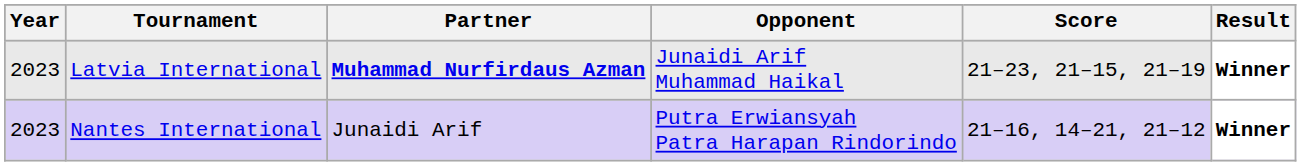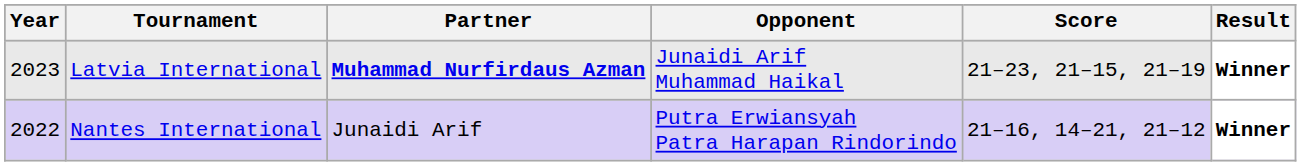(35, 130) 2023 -> (35, 130) 2022
